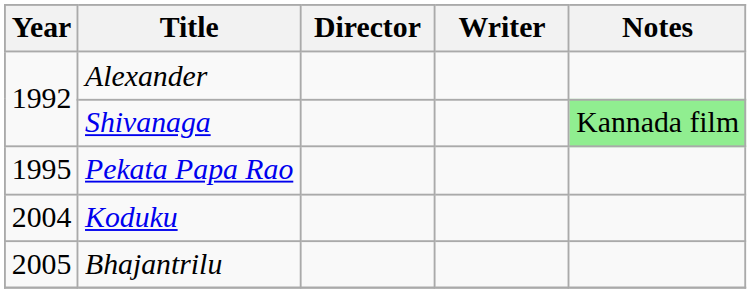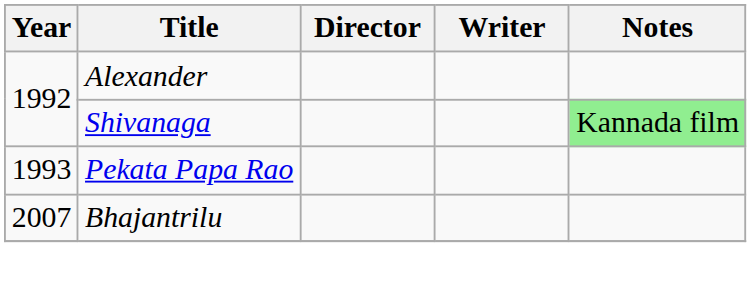(42, 169) 1995 -> (42, 169) 1993
- row: (131, 216)
(42, 264) 2005 -> (42, 216) 2007
